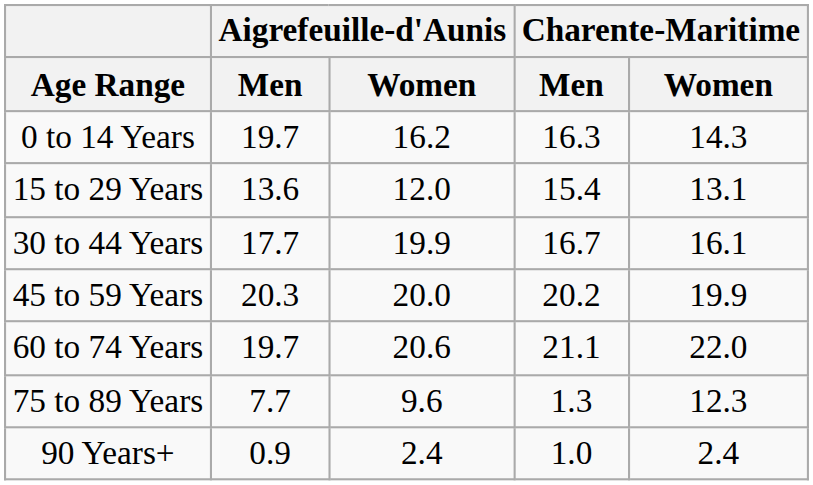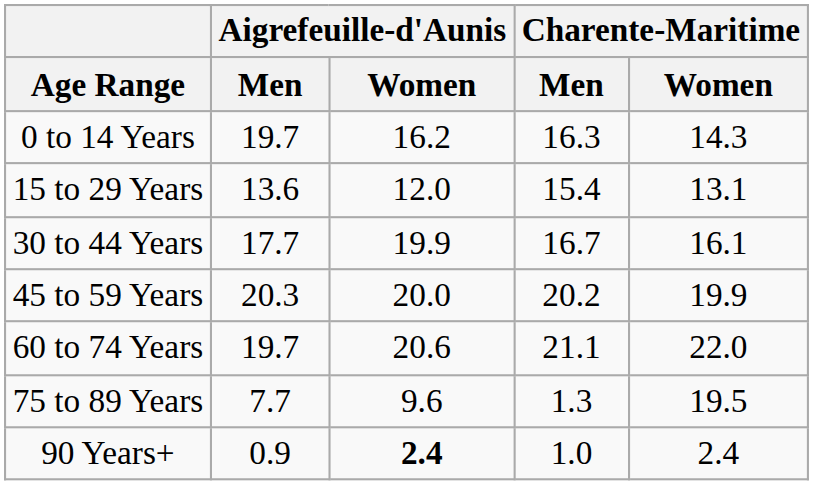(718, 400) 12.3 -> (718, 400) 19.5
(422, 453) normal -> (422, 453) bold
